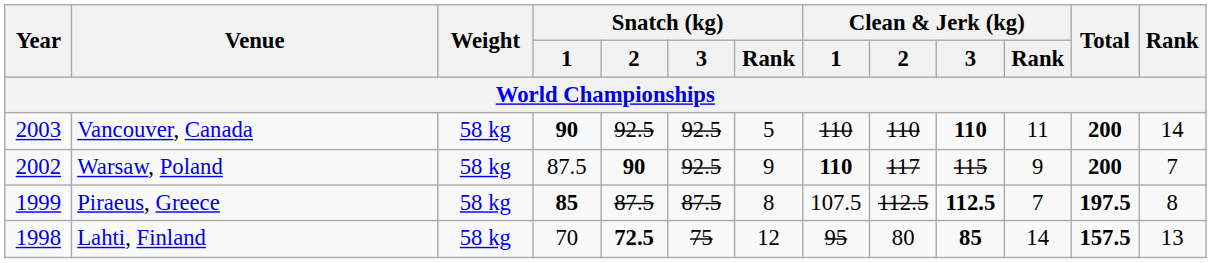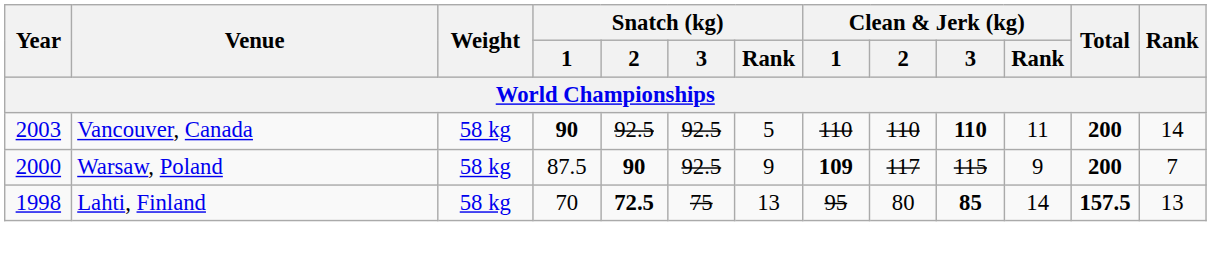(38, 166) 2002 -> (38, 166) 2000
(836, 166) 110 -> (836, 166) 109
- row: (149, 202)
(769, 238) 12 -> (769, 202) 13
